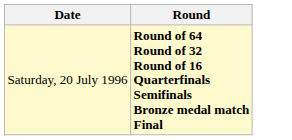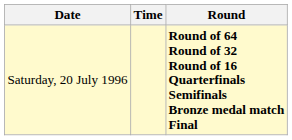+ column: (148, 14)
